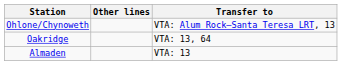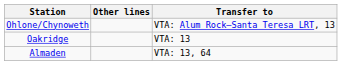(182, 39) VTA: 13, 64 -> (172, 39) VTA: 13
(172, 53) VTA: 13 -> (182, 53) VTA: 13, 64
